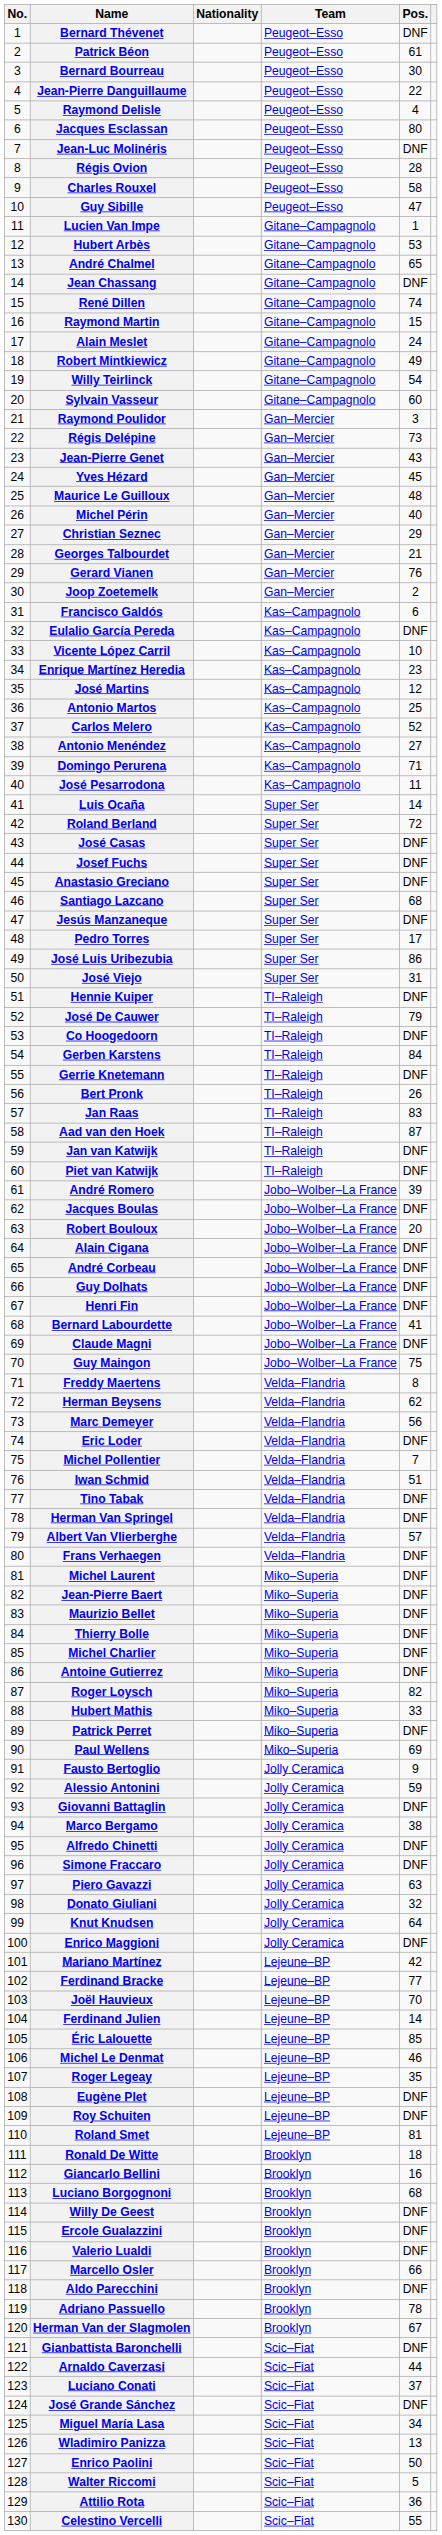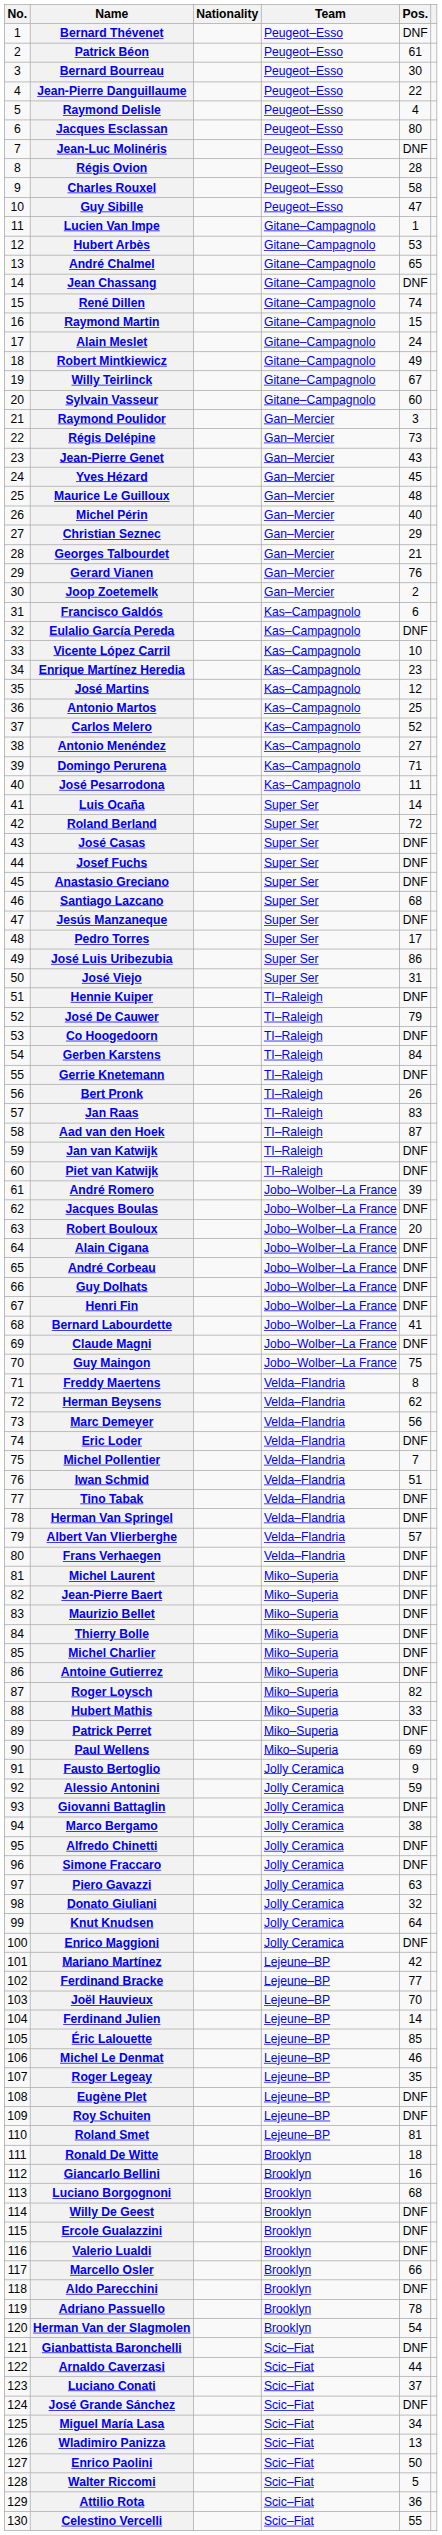(415, 380) 54 -> (415, 380) 67
(415, 2328) 67 -> (415, 2328) 54
